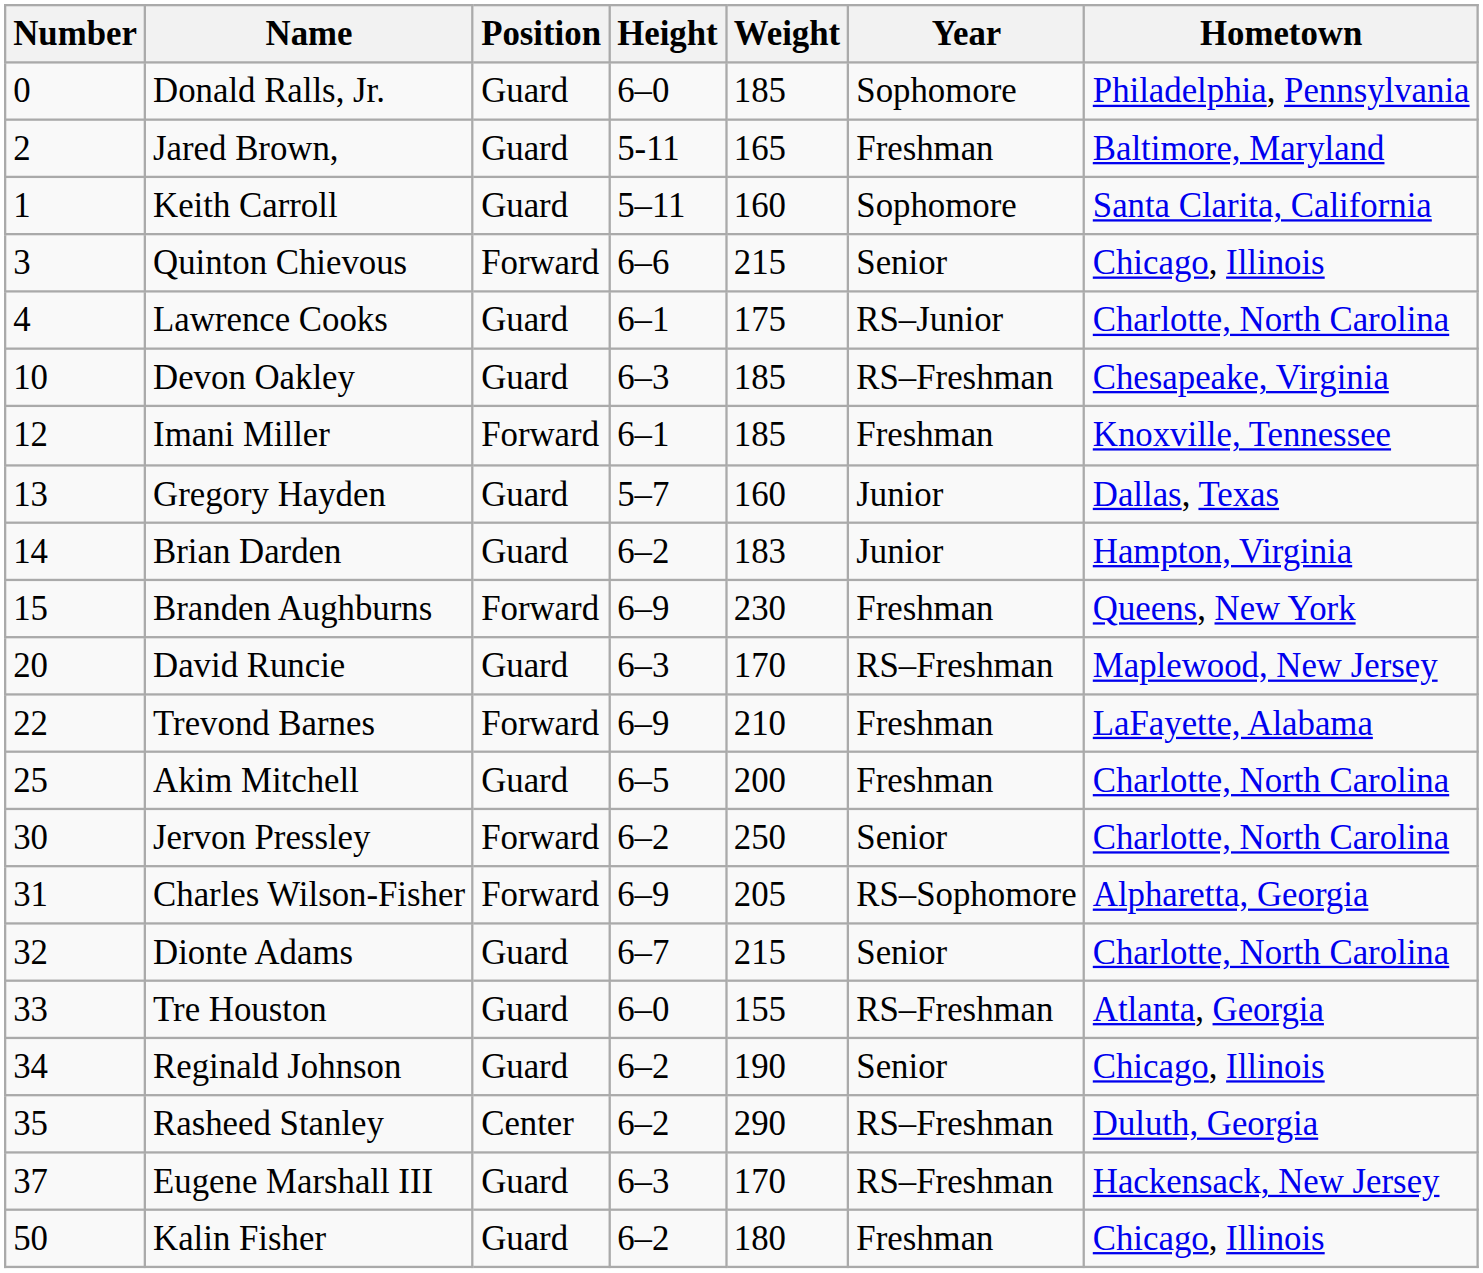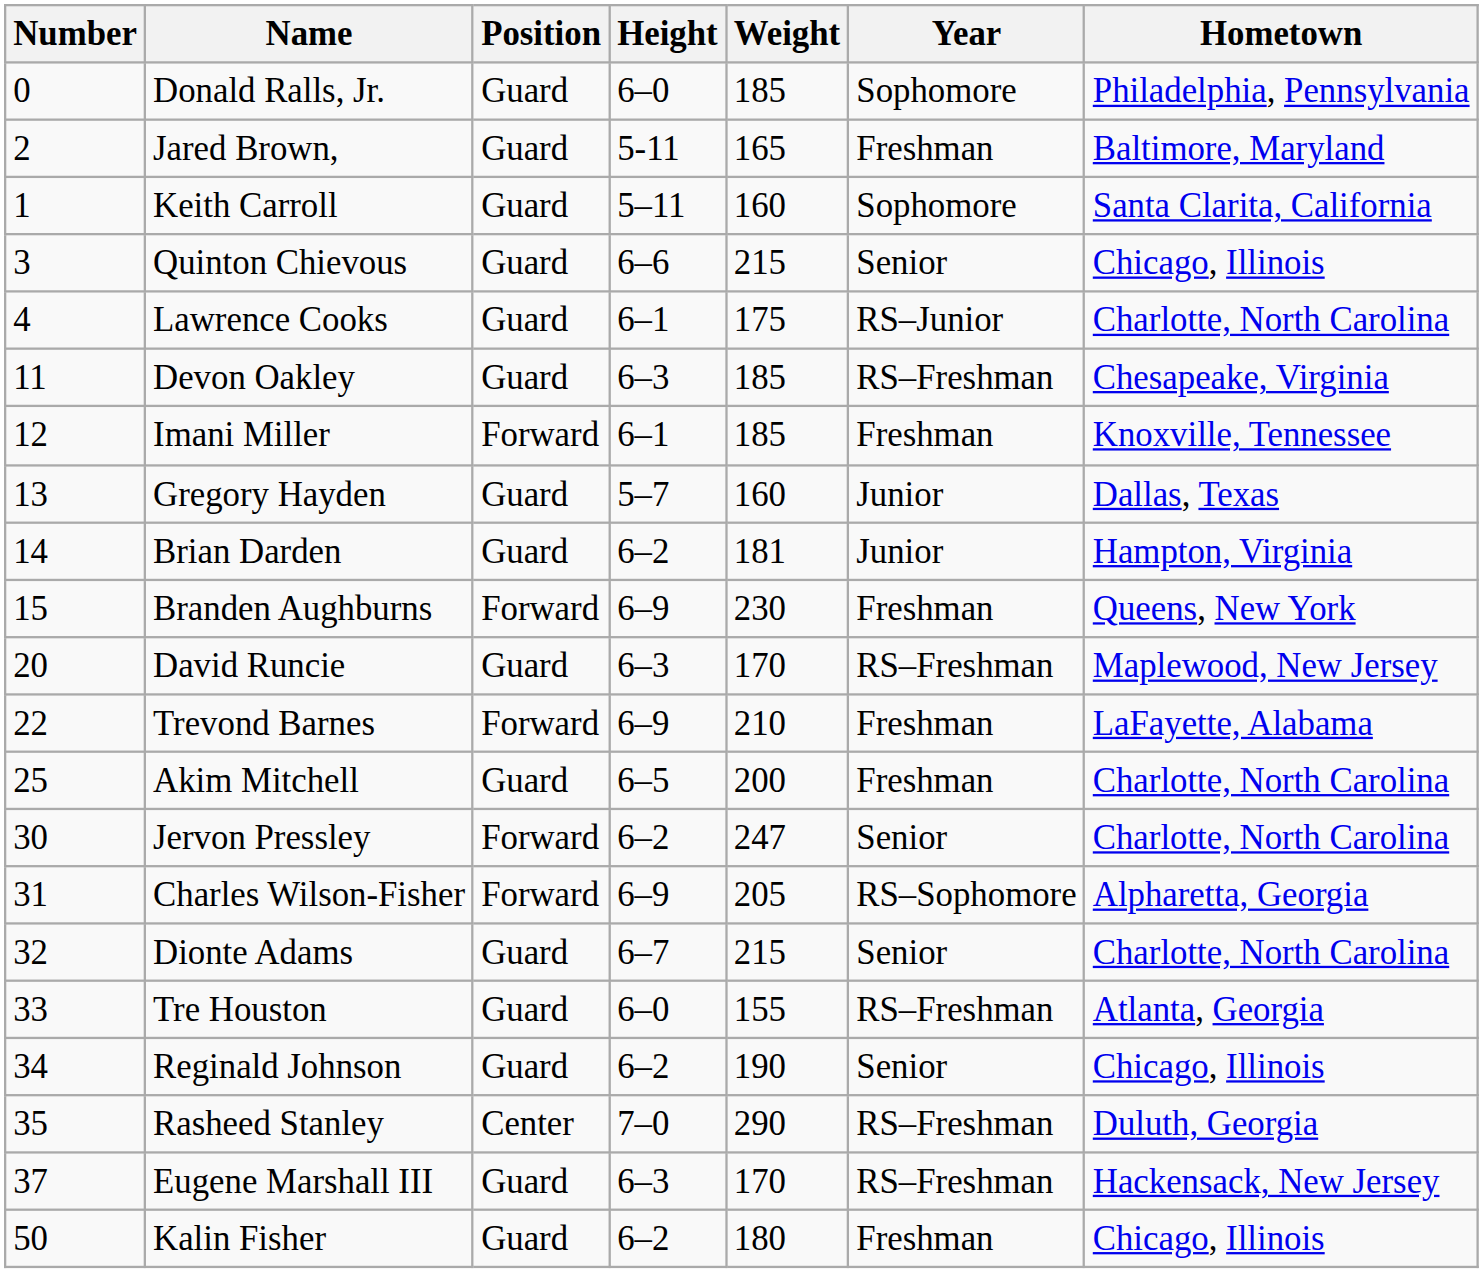(540, 262) Forward -> (525, 262) Guard
(31, 377) 10 -> (30, 377) 11
(760, 549) 183 -> (760, 549) 181
(760, 836) 250 -> (760, 836) 247
(643, 1123) 6–2 -> (643, 1123) 7–0
